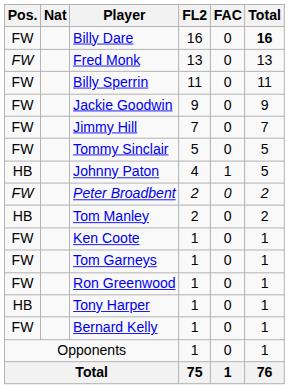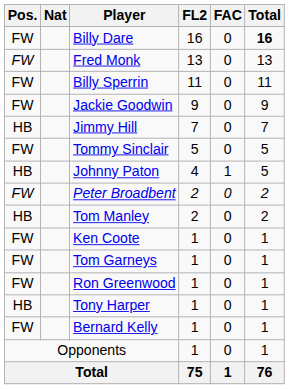(23, 127) FW -> (23, 127) HB
